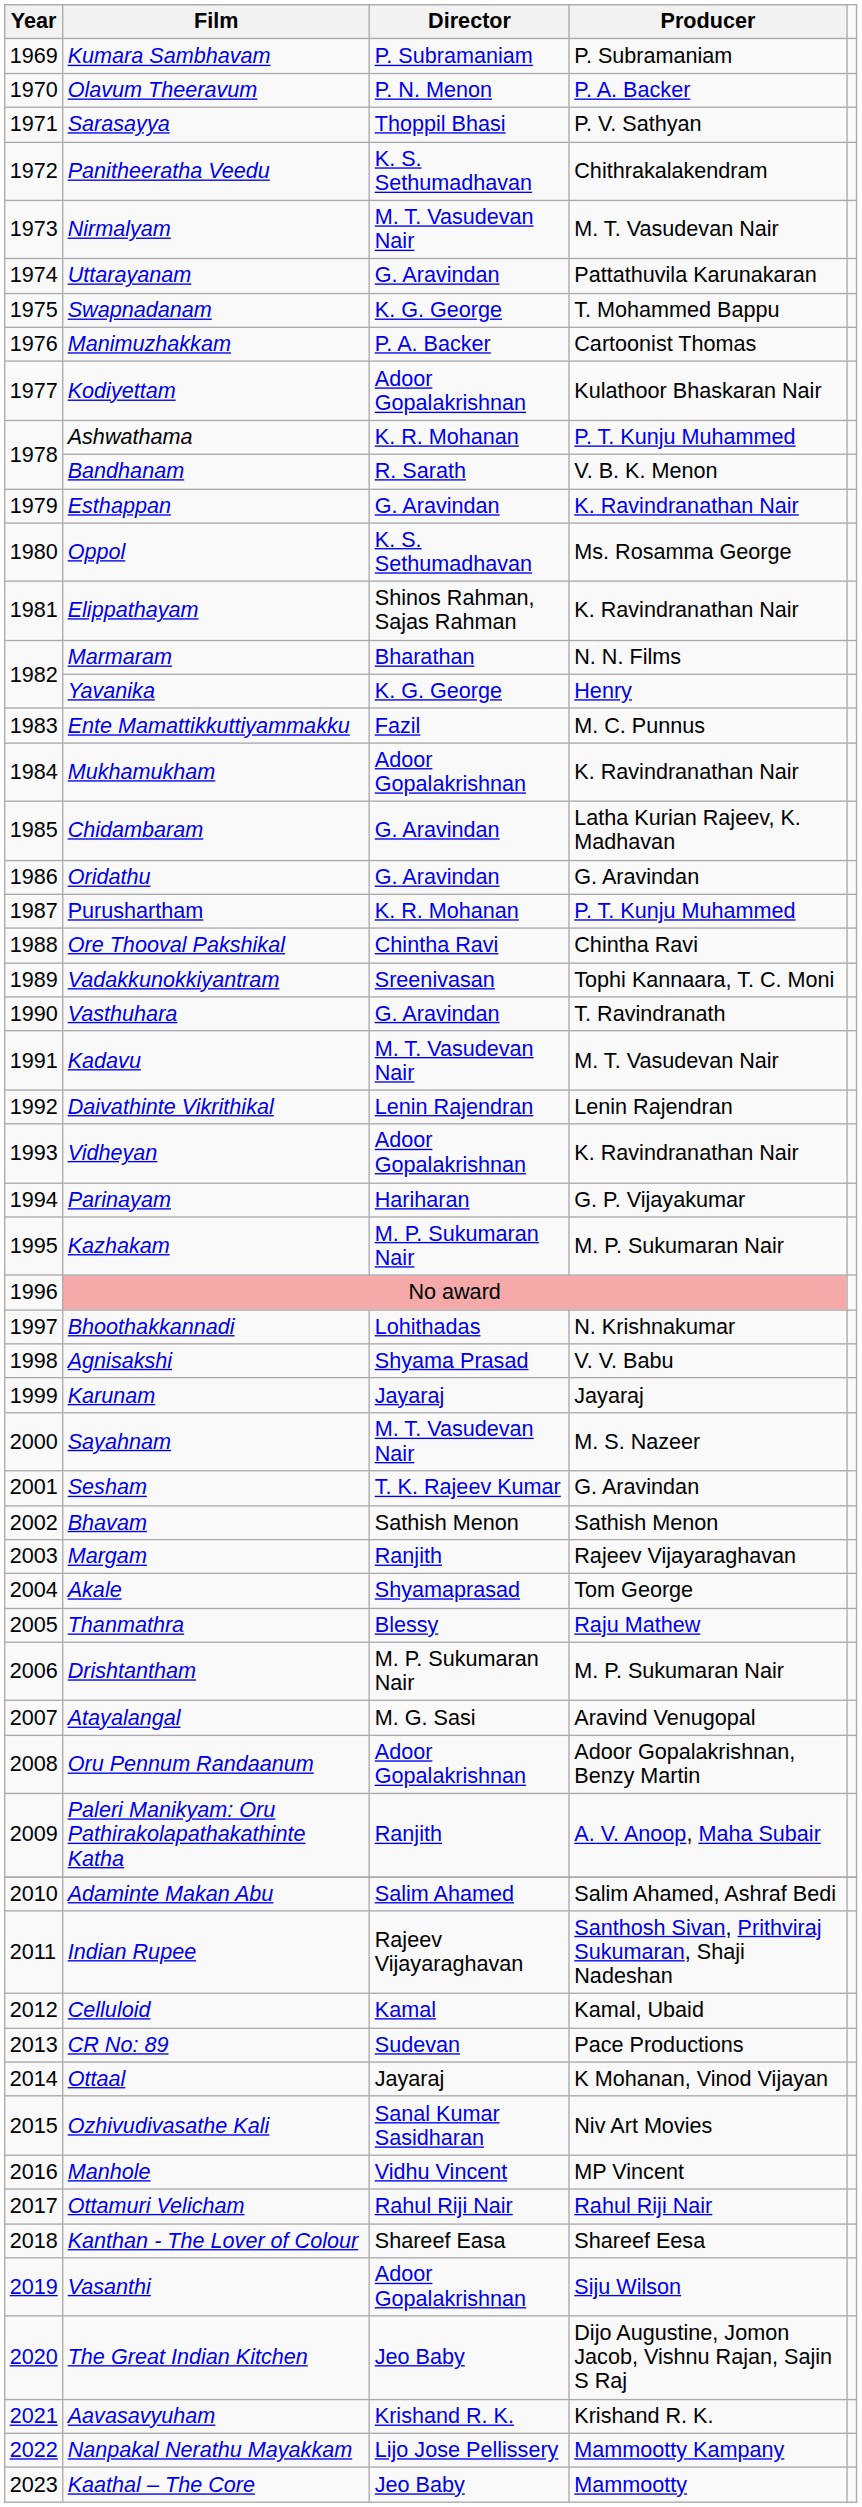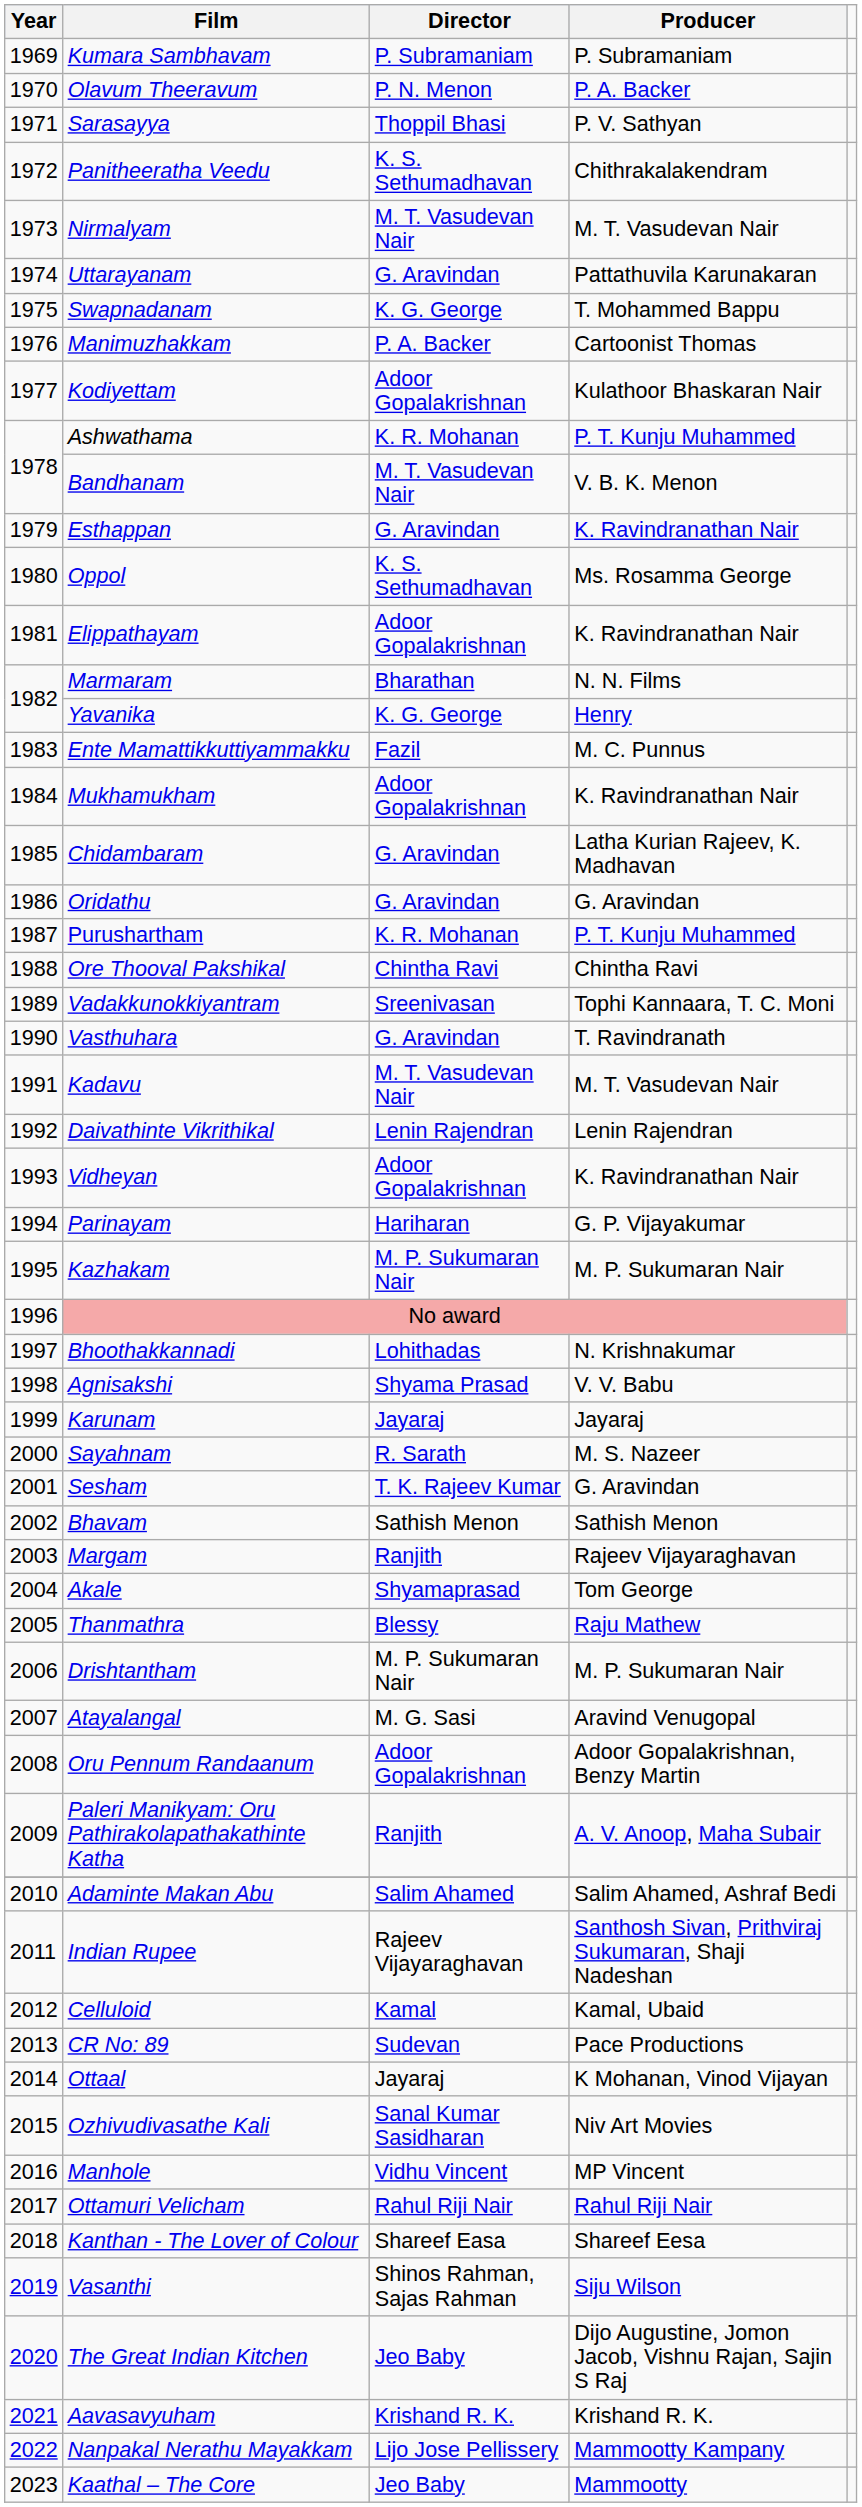(420, 471) R. Sarath -> (454, 483) M. T. Vasudevan Nair
(455, 610) Shinos Rahman, Sajas Rahman -> (450, 634) Adoor Gopalakrishnan
(454, 1441) M. T. Vasudevan Nair -> (420, 1453) R. Sarath
(450, 2286) Adoor Gopalakrishnan -> (455, 2286) Shinos Rahman, Sajas Rahman
